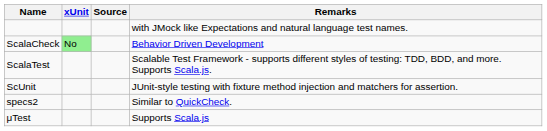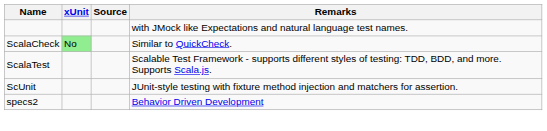(198, 43) Behavior Driven Development -> (182, 43) Similar to QuickCheck.
(182, 102) Similar to QuickCheck. -> (198, 102) Behavior Driven Development
- row: (19, 117)
